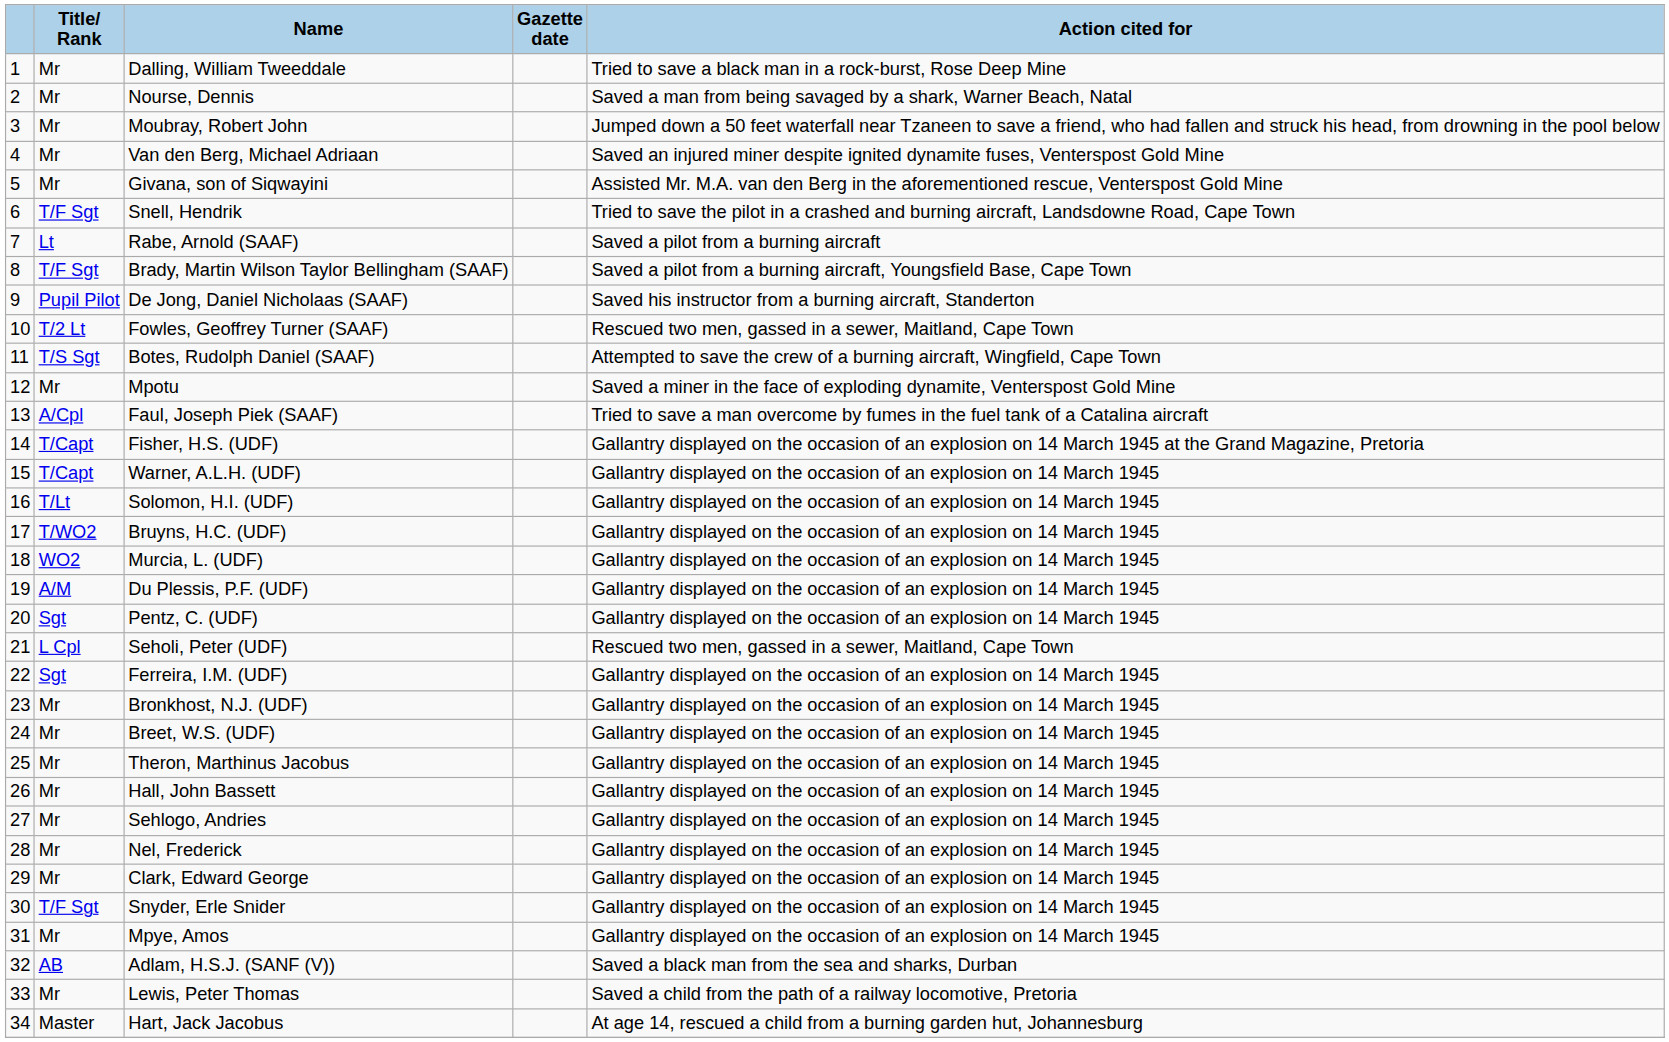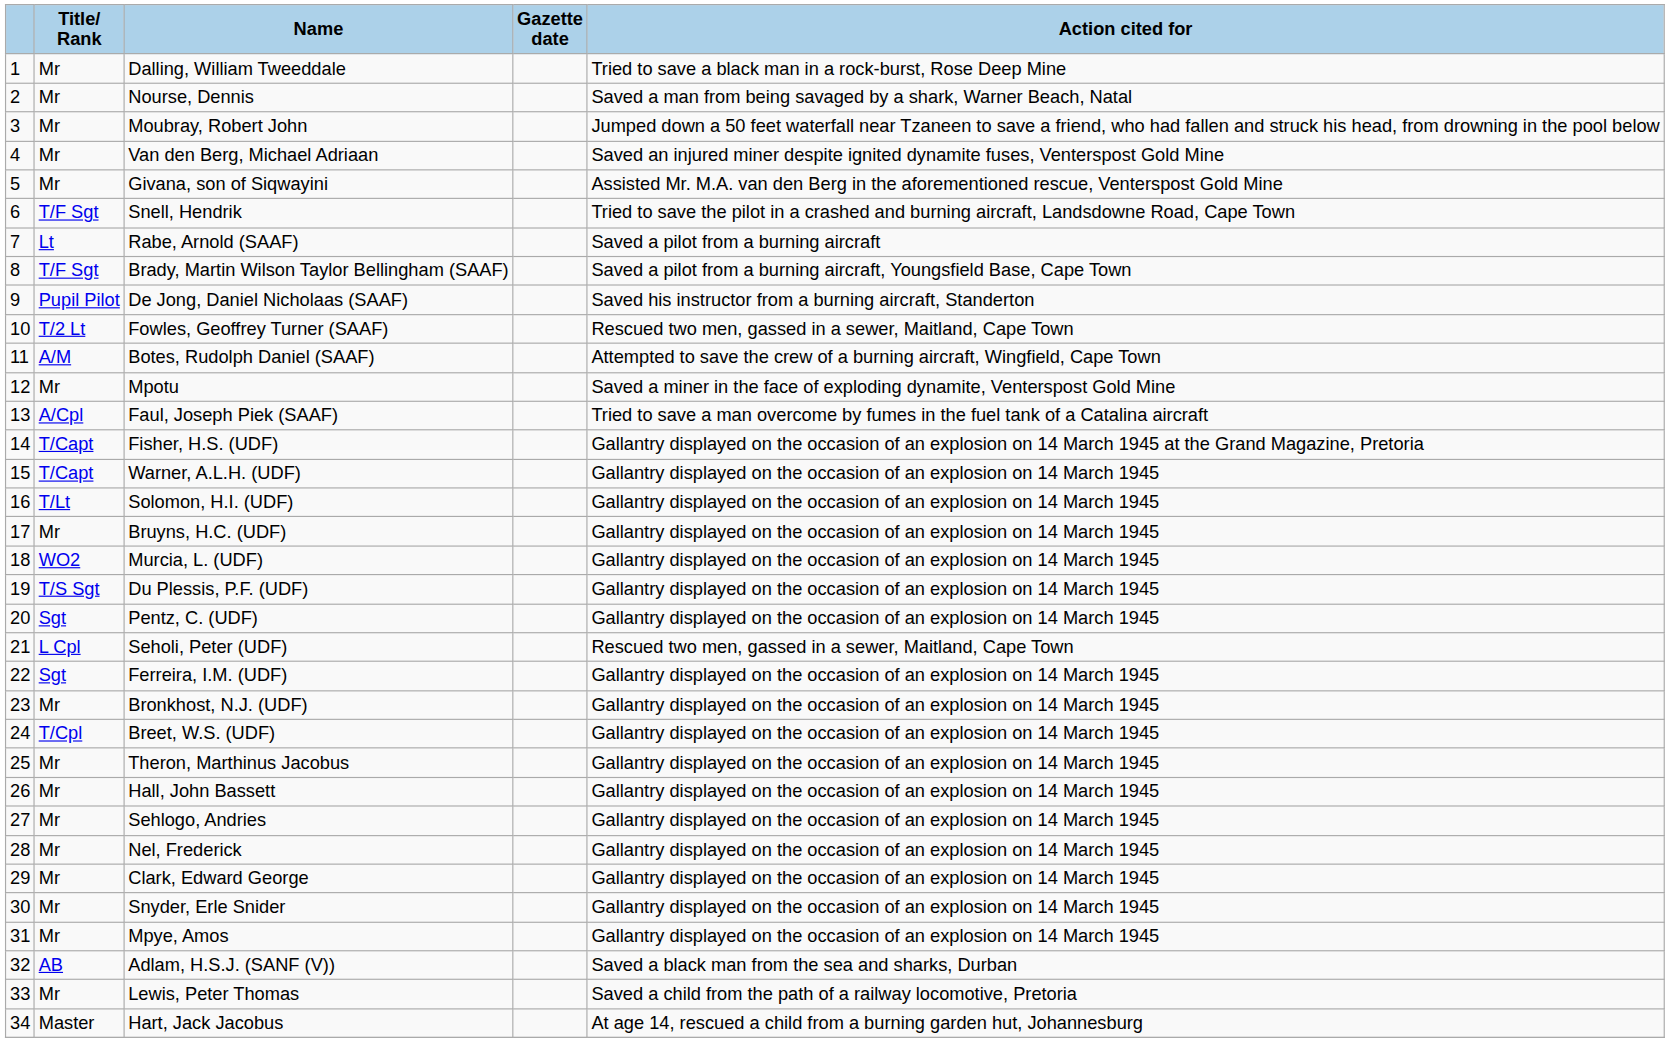(69, 357) T/S Sgt -> (55, 357) A/M
(68, 531) T/WO2 -> (49, 531) Mr
(55, 589) A/M -> (69, 589) T/S Sgt
(49, 733) Mr -> (60, 733) T/Cpl
(69, 907) T/F Sgt -> (49, 907) Mr
